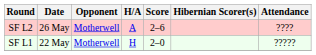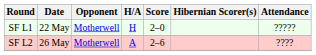rows swapped: (21, 43) <-> (21, 27)
